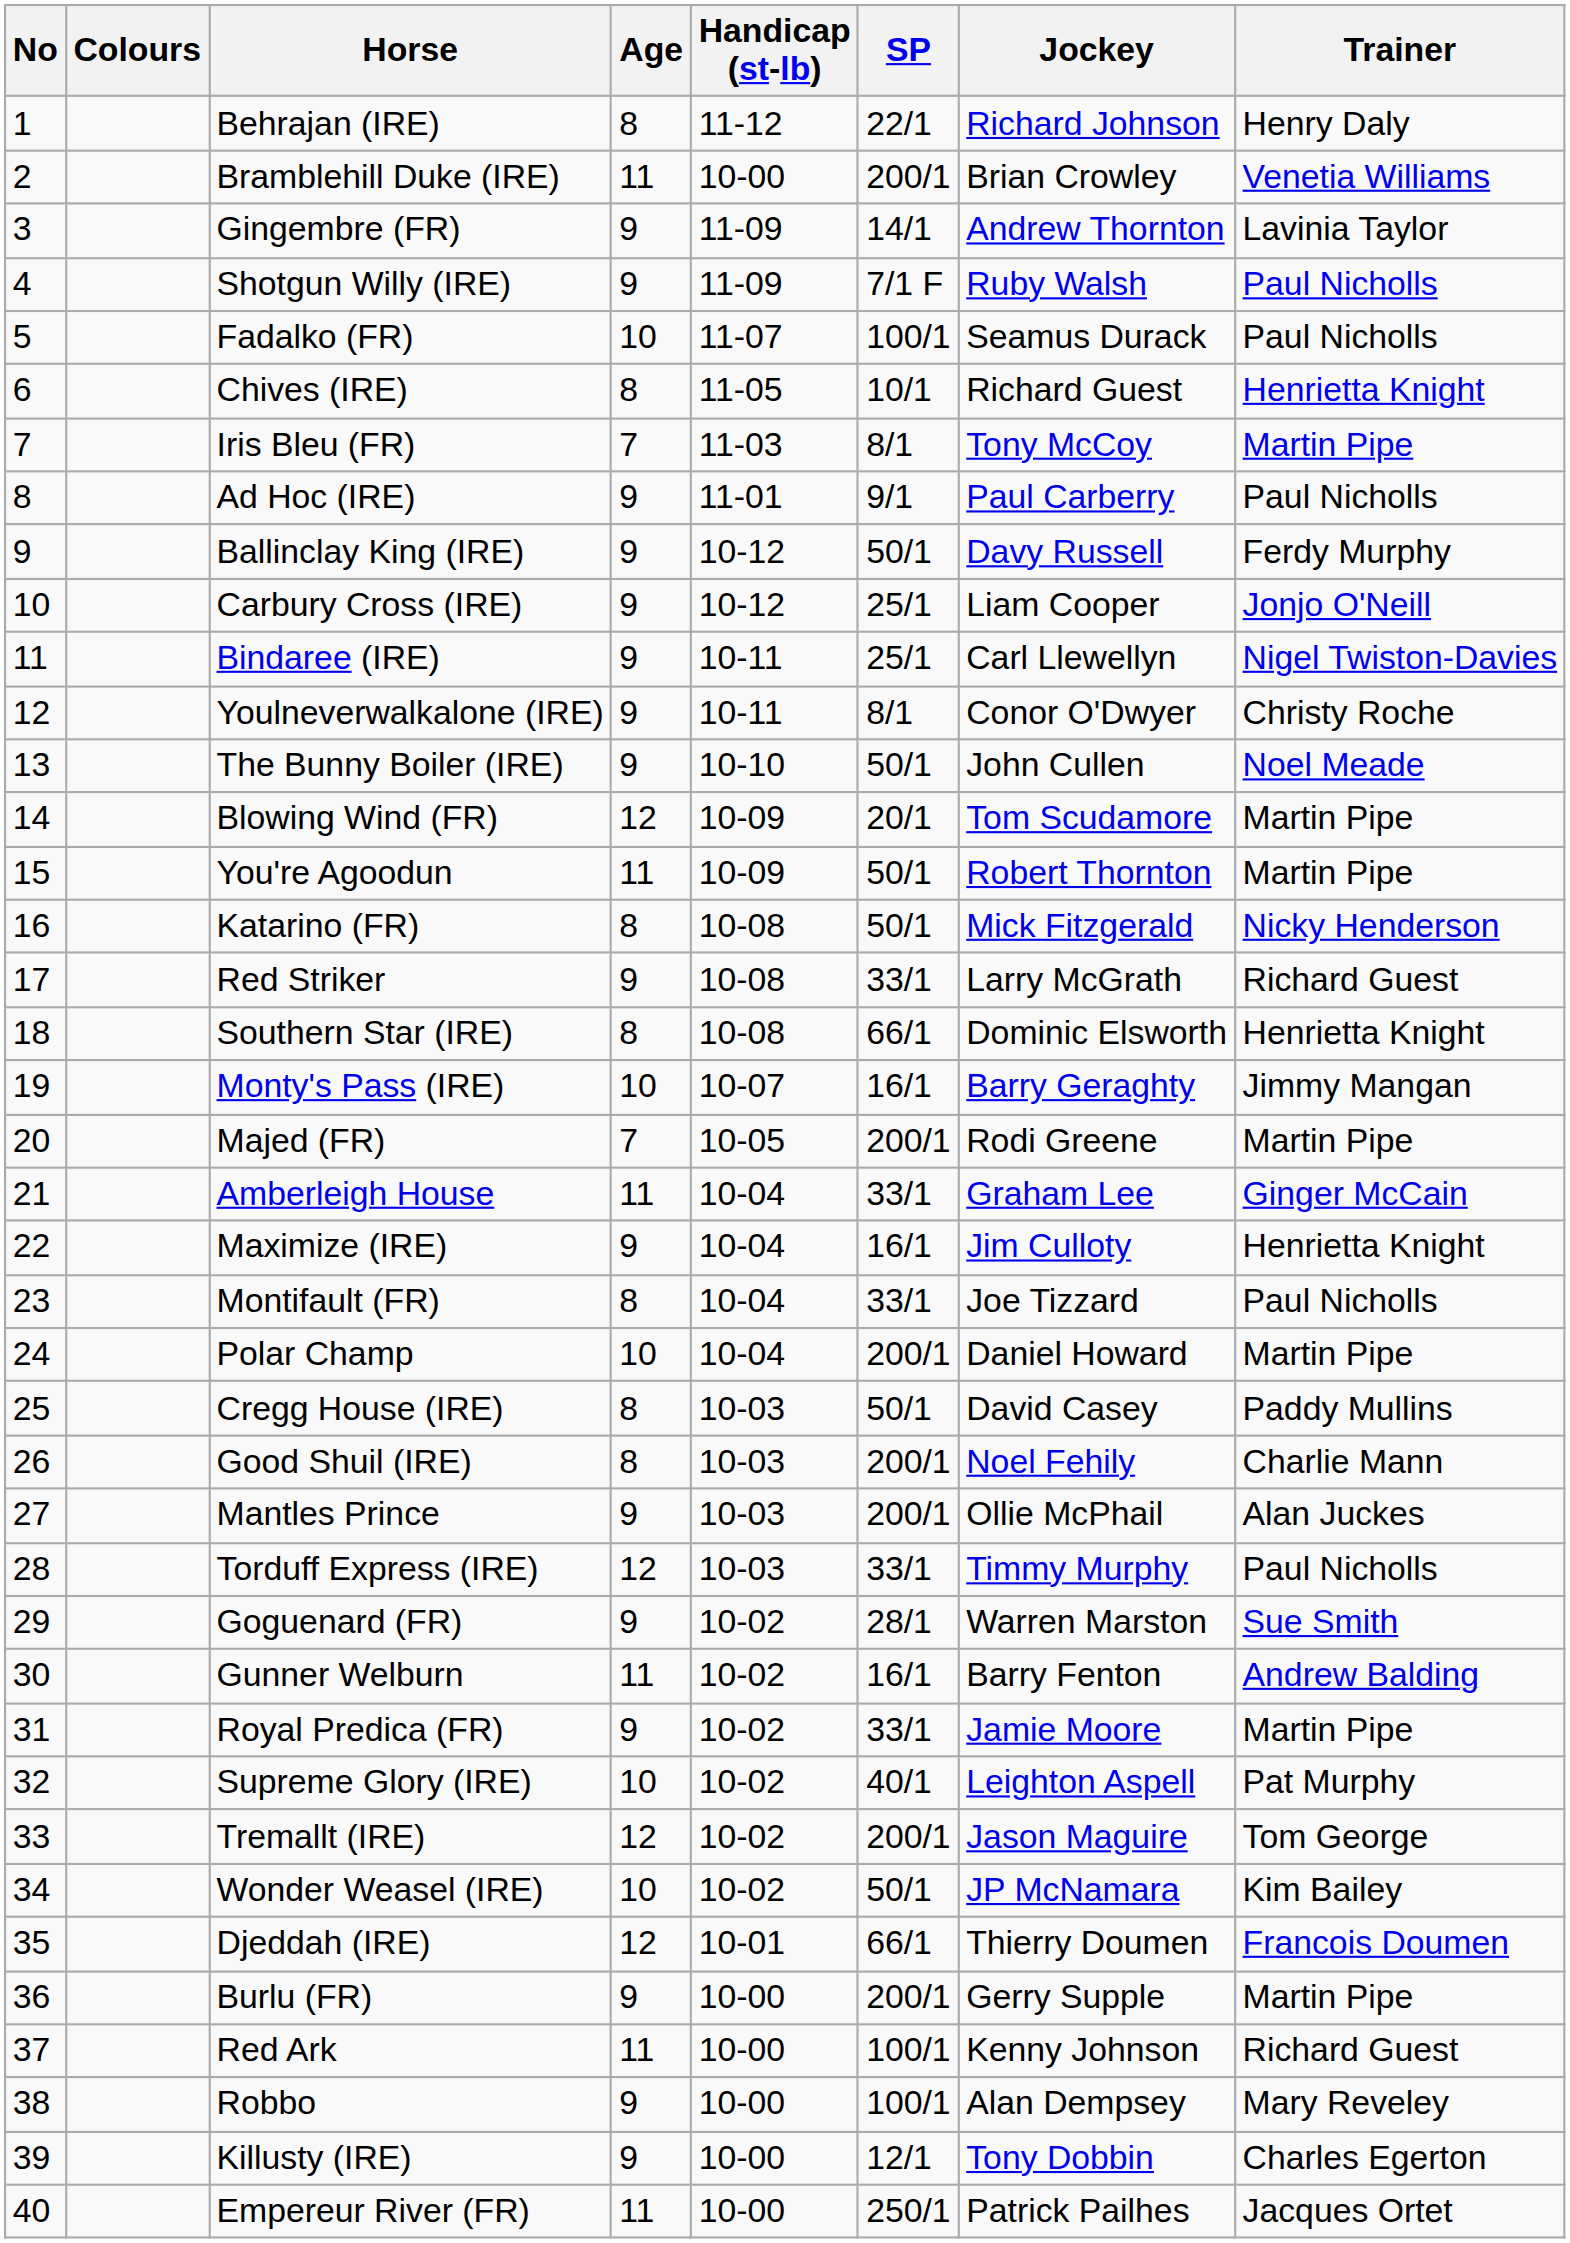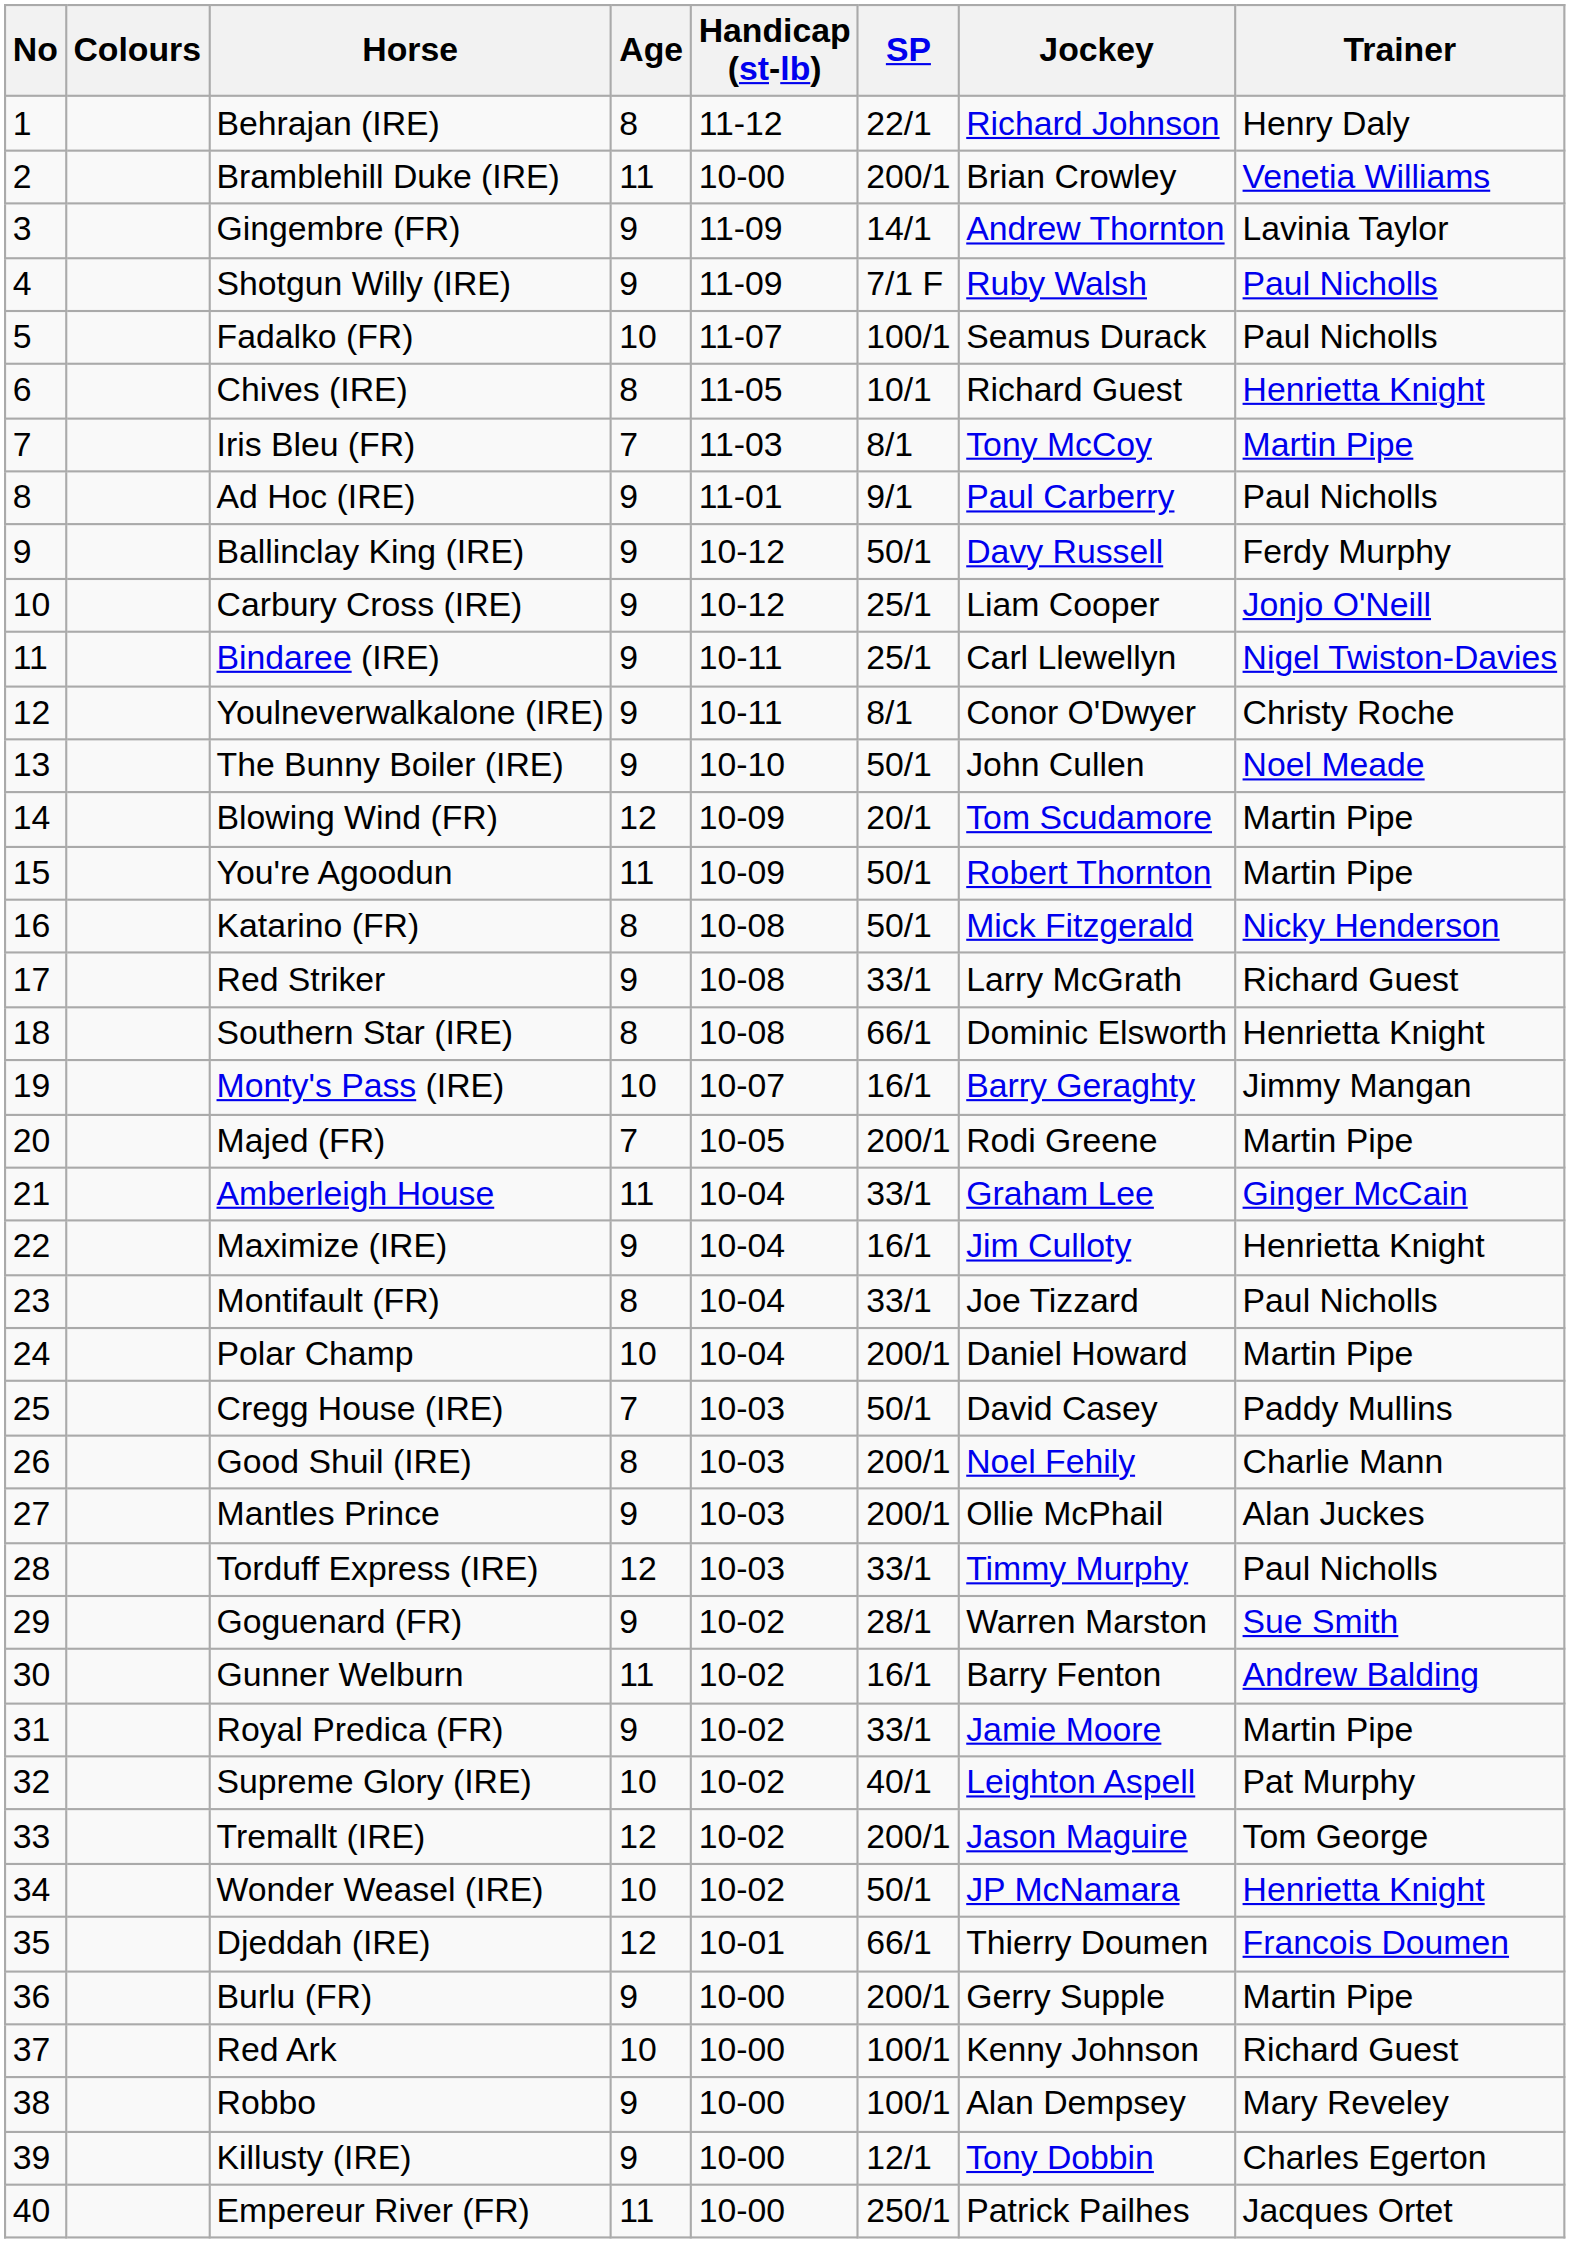(629, 1407) 8 -> (629, 1407) 7
(1322, 1889) Kim Bailey -> (1364, 1889) Henrietta Knight
(637, 2050) 11 -> (638, 2050) 10
